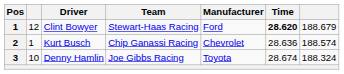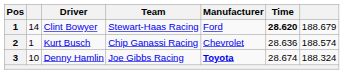(34, 27) 12 -> (34, 27) 14
(217, 58) normal -> (218, 58) bold
